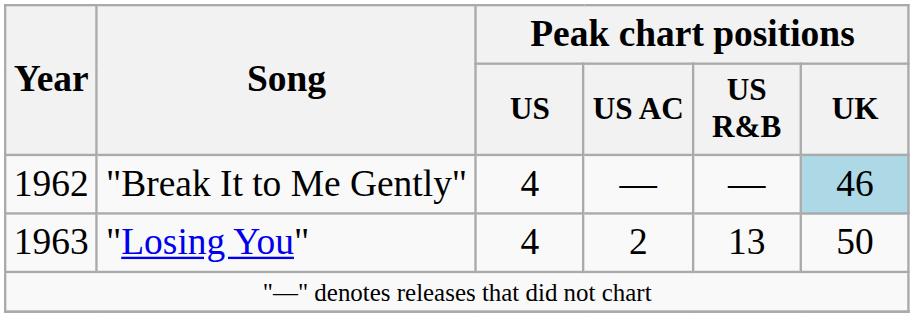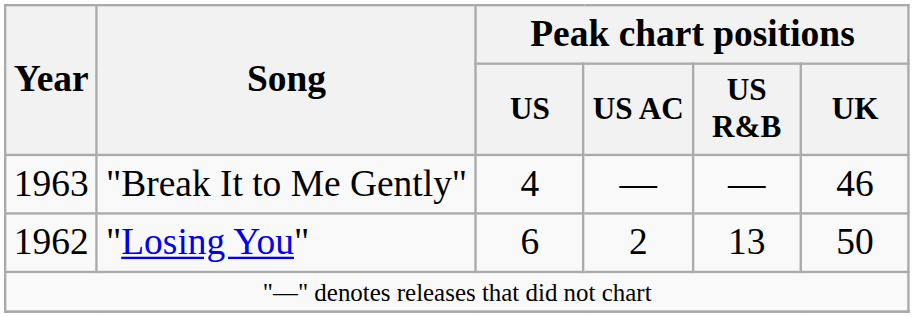(51, 183) 1962 -> (51, 183) 1963
(855, 183) lightblue background -> (855, 183) no background
(51, 242) 1963 -> (51, 242) 1962
(530, 242) 4 -> (530, 242) 6
